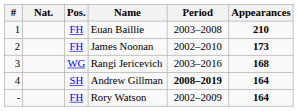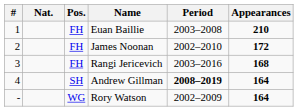(261, 47) 173 -> (261, 47) 172
(76, 64) WG -> (76, 64) FH
(76, 98) FH -> (76, 98) WG
